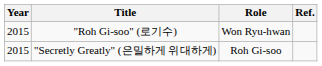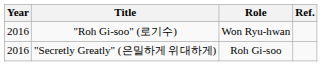(18, 31) 2015 -> (18, 31) 2016
(18, 51) 2015 -> (18, 51) 2016
